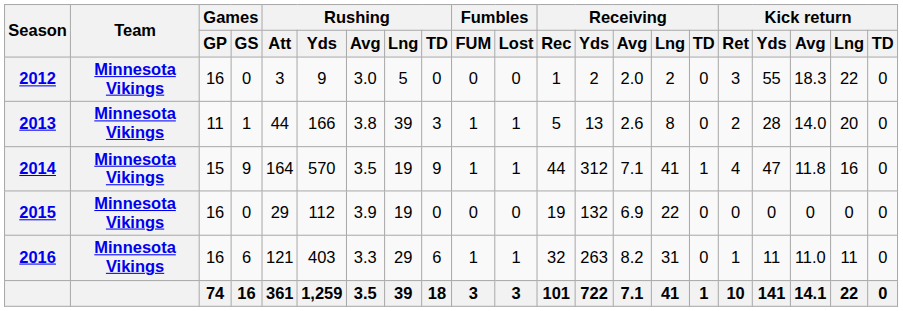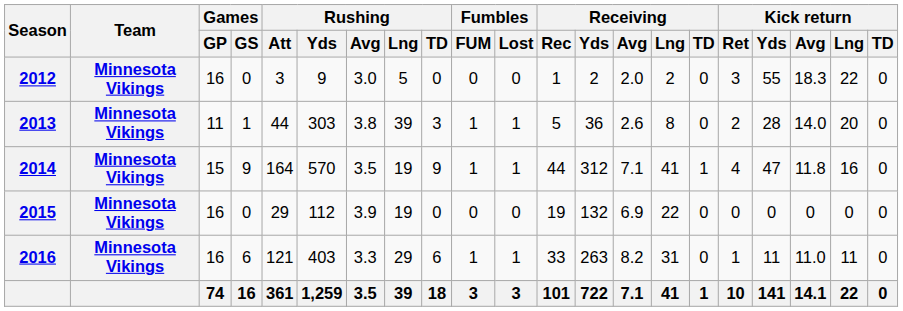(322, 123) 166 -> (322, 123) 303
(594, 123) 13 -> (594, 123) 36
(556, 257) 32 -> (556, 257) 33
